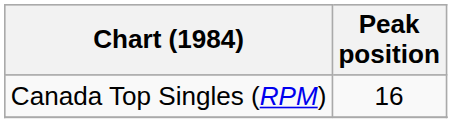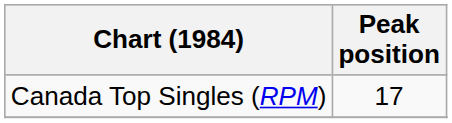(389, 95) 16 -> (389, 95) 17
